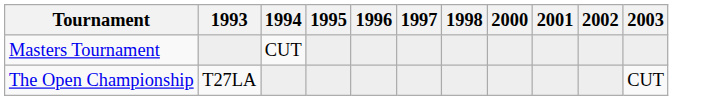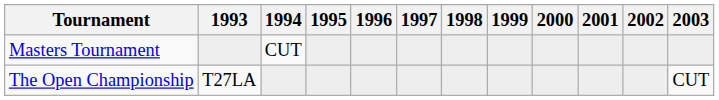+ column: (510, 19)
